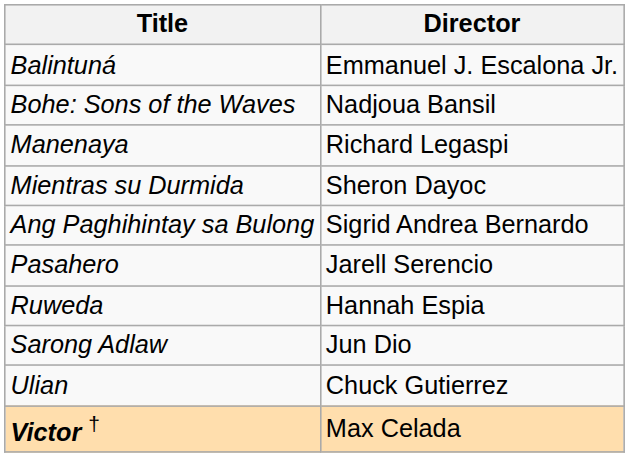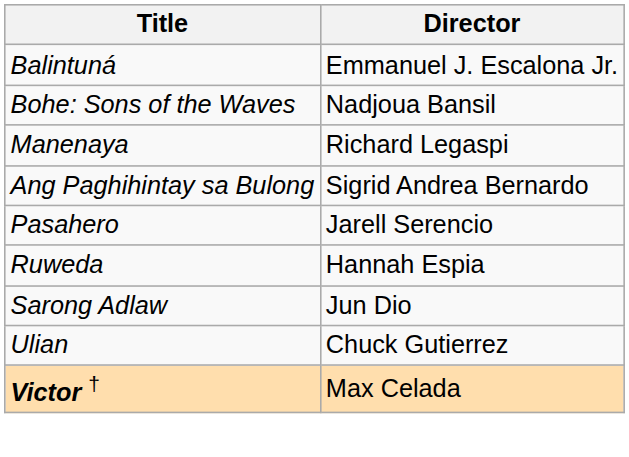- row: (127, 184)
